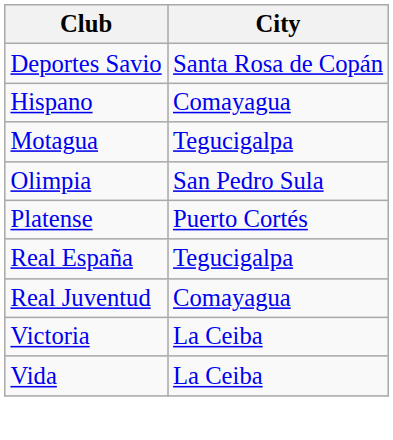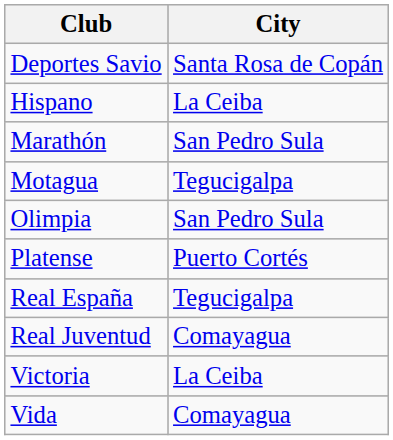(232, 102) Comayagua -> (218, 102) La Ceiba
+ row: (58, 141)
(218, 375) La Ceiba -> (232, 414) Comayagua
